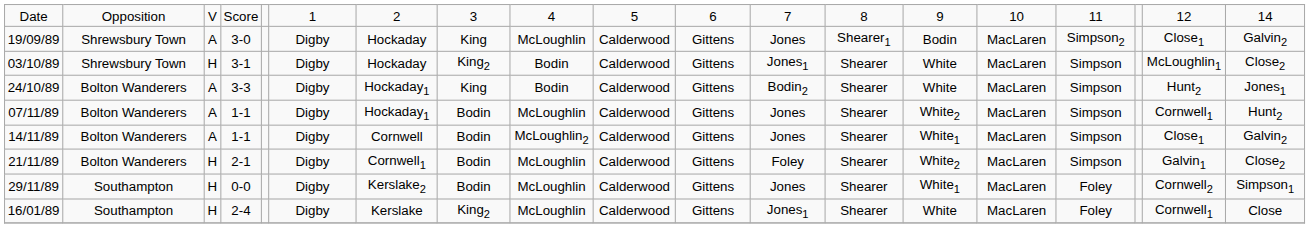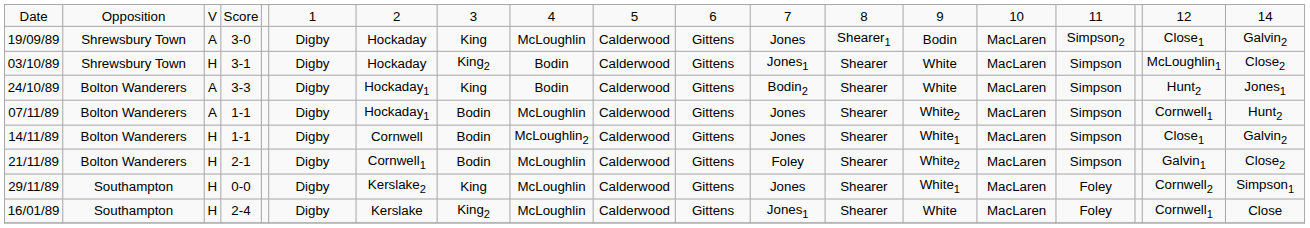(212, 137) A -> (212, 137) H
(474, 186) Bodin -> (474, 186) King
